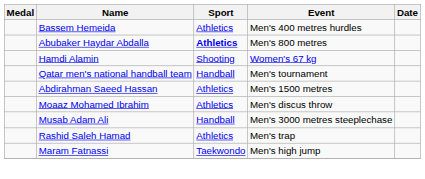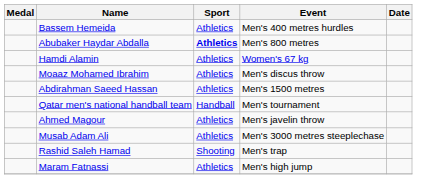(216, 58) Shooting -> (215, 58) Athletics
rows swapped: (115, 74) <-> (94, 105)
+ row: (72, 120)
(216, 120) Handball -> (215, 135) Athletics
(215, 135) Athletics -> (216, 151) Shooting
(221, 151) Taekwondo -> (215, 166) Athletics
